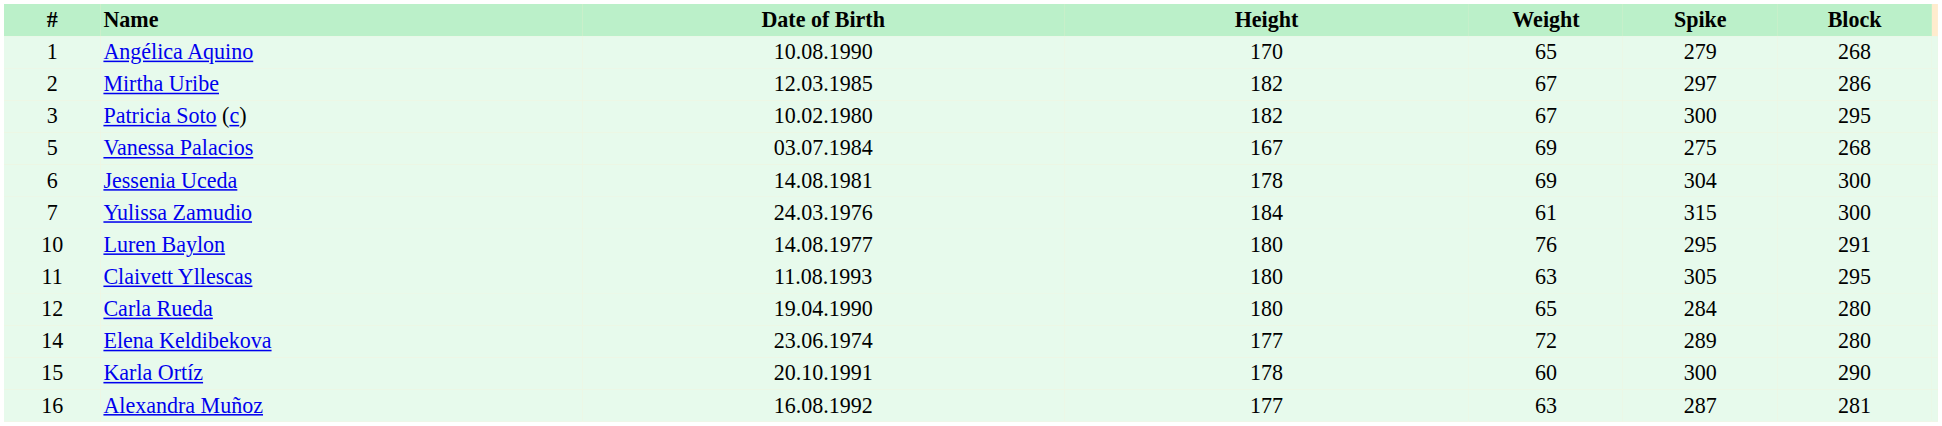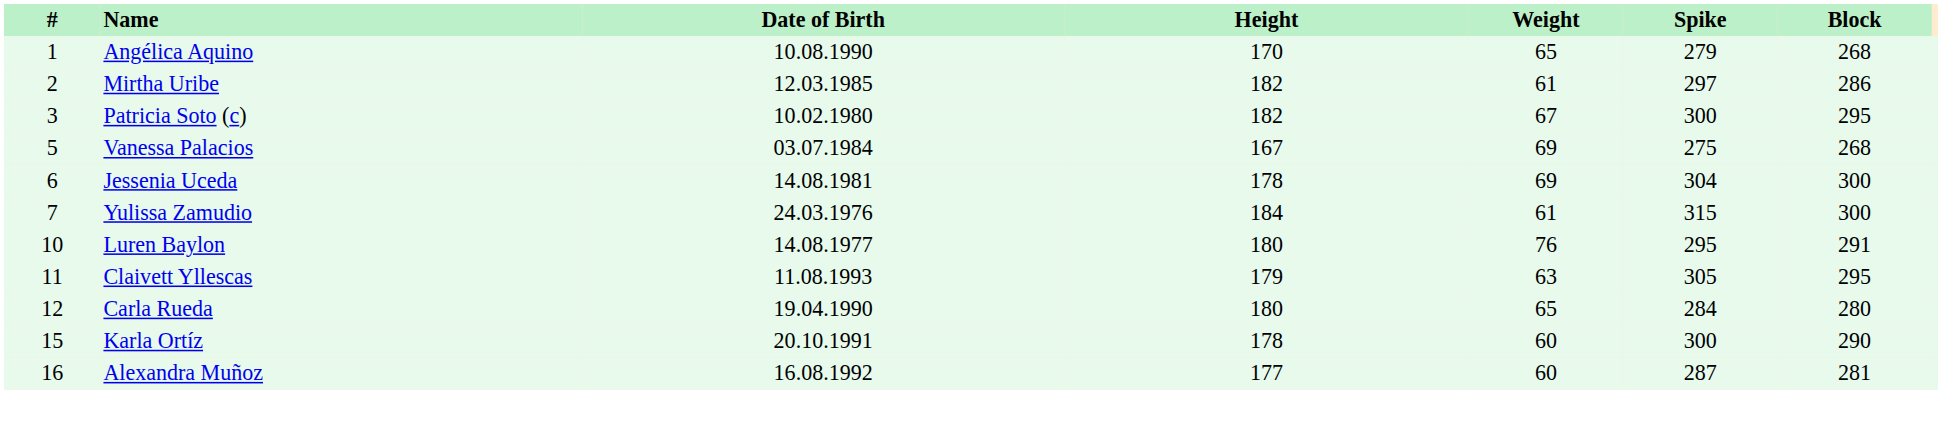(1546, 84) 67 -> (1546, 84) 61
(1266, 276) 180 -> (1266, 276) 179
- row: (187, 341)
(1546, 405) 63 -> (1546, 373) 60
